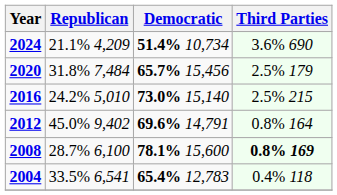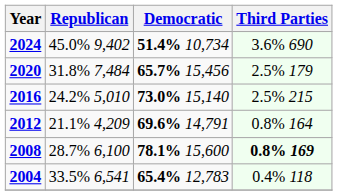(89, 44) 21.1% 4,209 -> (89, 44) 45.0% 9,402
(89, 123) 45.0% 9,402 -> (89, 123) 21.1% 4,209
